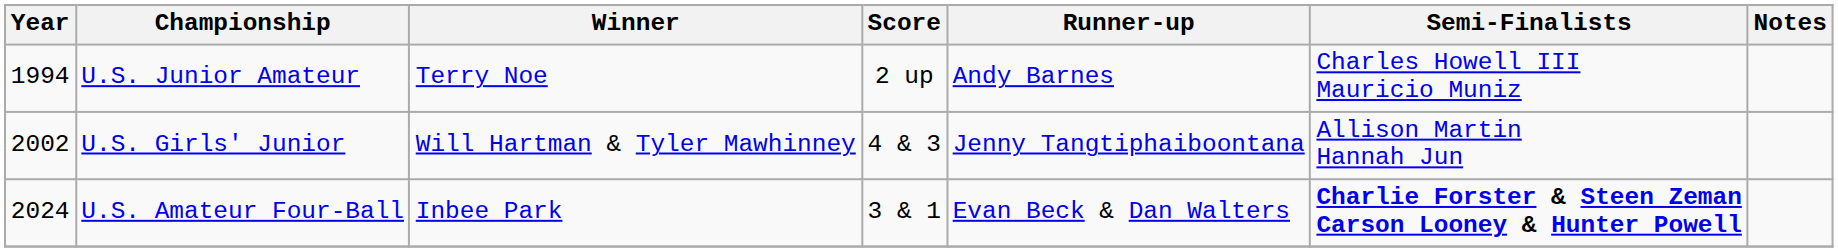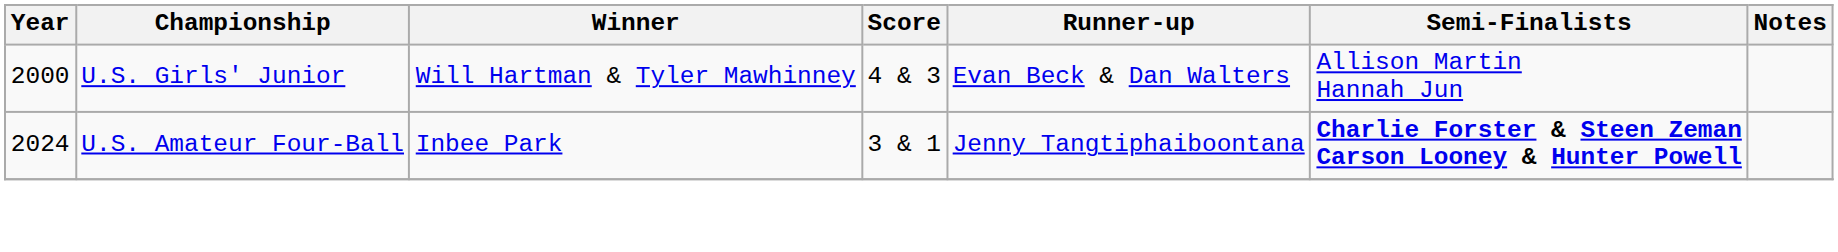- row: (221, 78)
(40, 146) 2002 -> (40, 78) 2000
(1129, 146) Jenny Tangtiphaiboontana -> (1121, 78) Evan Beck & Dan Walters
(1121, 213) Evan Beck & Dan Walters -> (1129, 146) Jenny Tangtiphaiboontana
